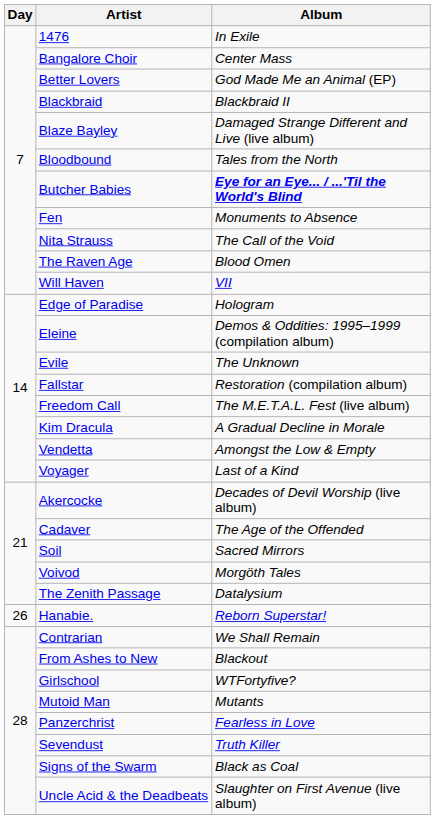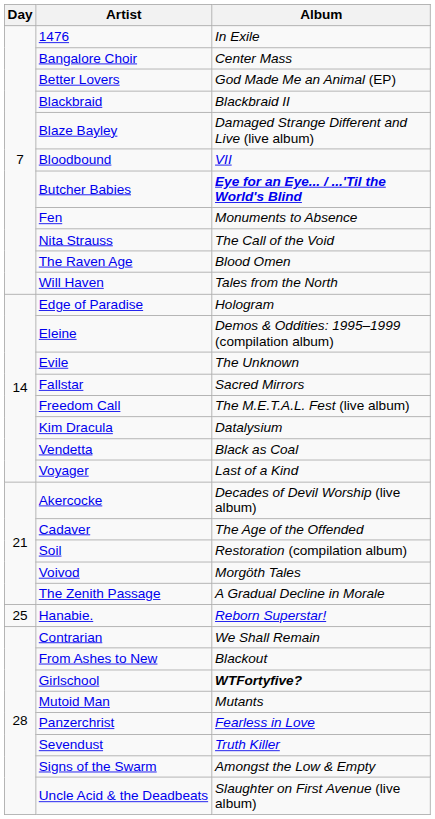(276, 159) Tales from the North -> (223, 159) VII
(223, 283) VII -> (276, 283) Tales from the North
(311, 384) Restoration (compilation album) -> (260, 384) Sacred Mirrors
(300, 427) A Gradual Decline in Morale -> (249, 427) Datalysium
(295, 449) Amongst the Low & Empty -> (257, 449) Black as Coal
(260, 550) Sacred Mirrors -> (311, 550) Restoration (compilation album)
(249, 594) Datalysium -> (300, 594) A Gradual Decline in Morale
(20, 615) 26 -> (20, 615) 25
(255, 680) normal -> (258, 680) bold
(257, 766) Black as Coal -> (295, 766) Amongst the Low & Empty
